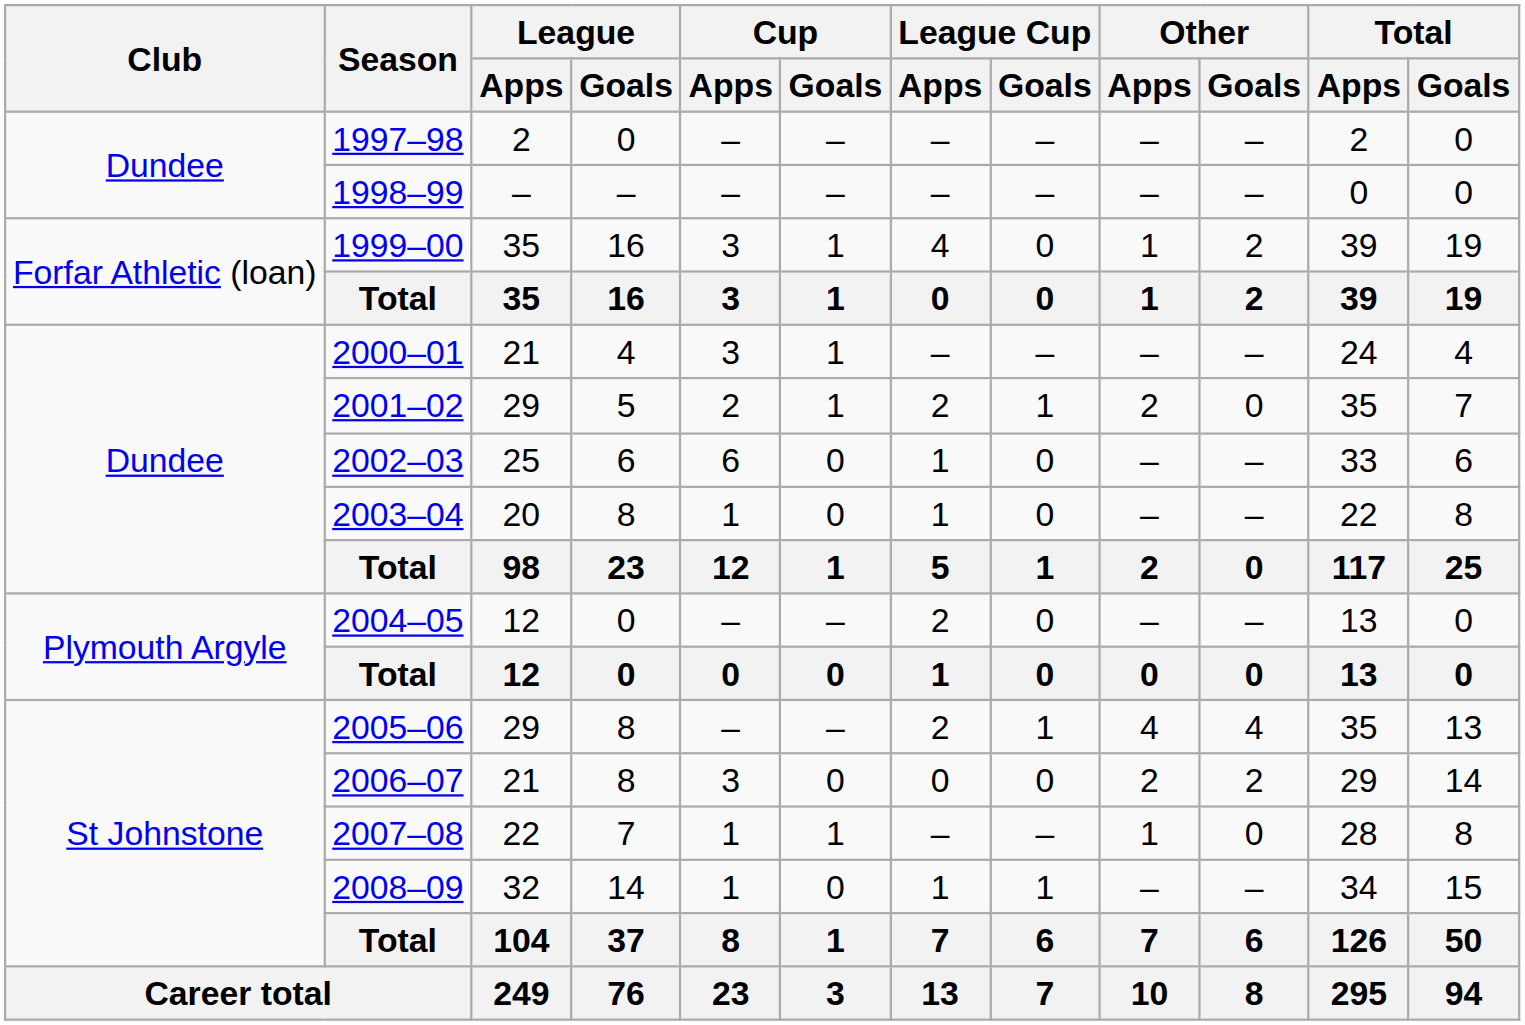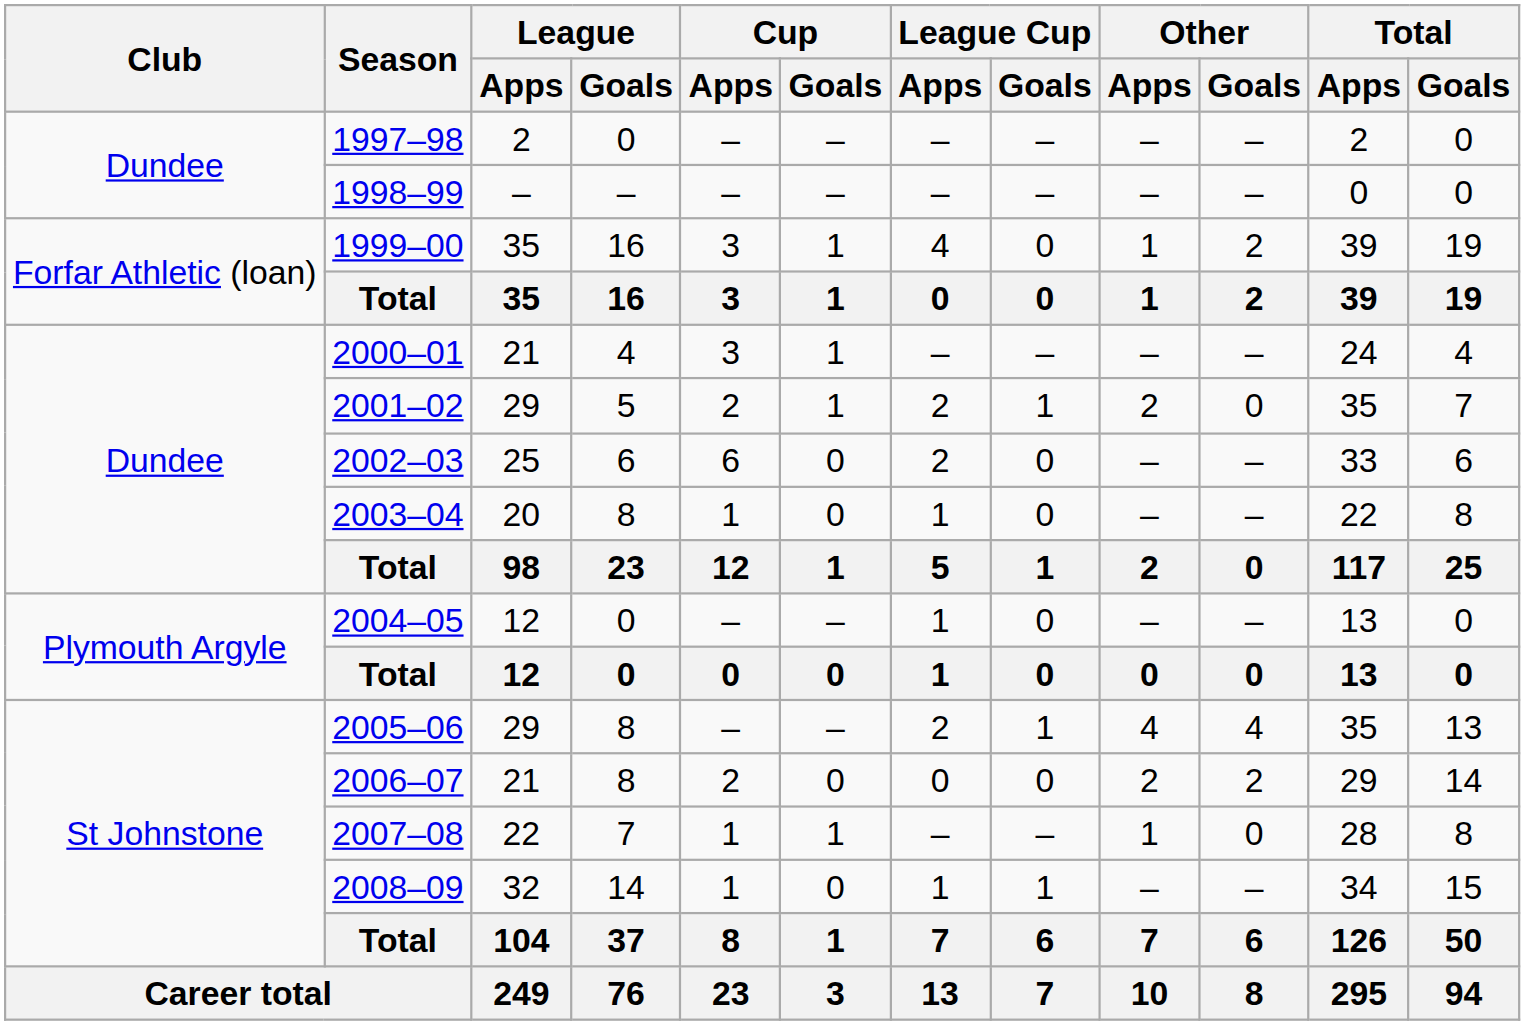(940, 459) 1 -> (940, 459) 2
(940, 620) 2 -> (940, 620) 1
(731, 780) 3 -> (731, 780) 2
